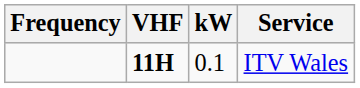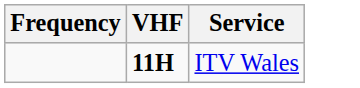- column: (213, 23)
